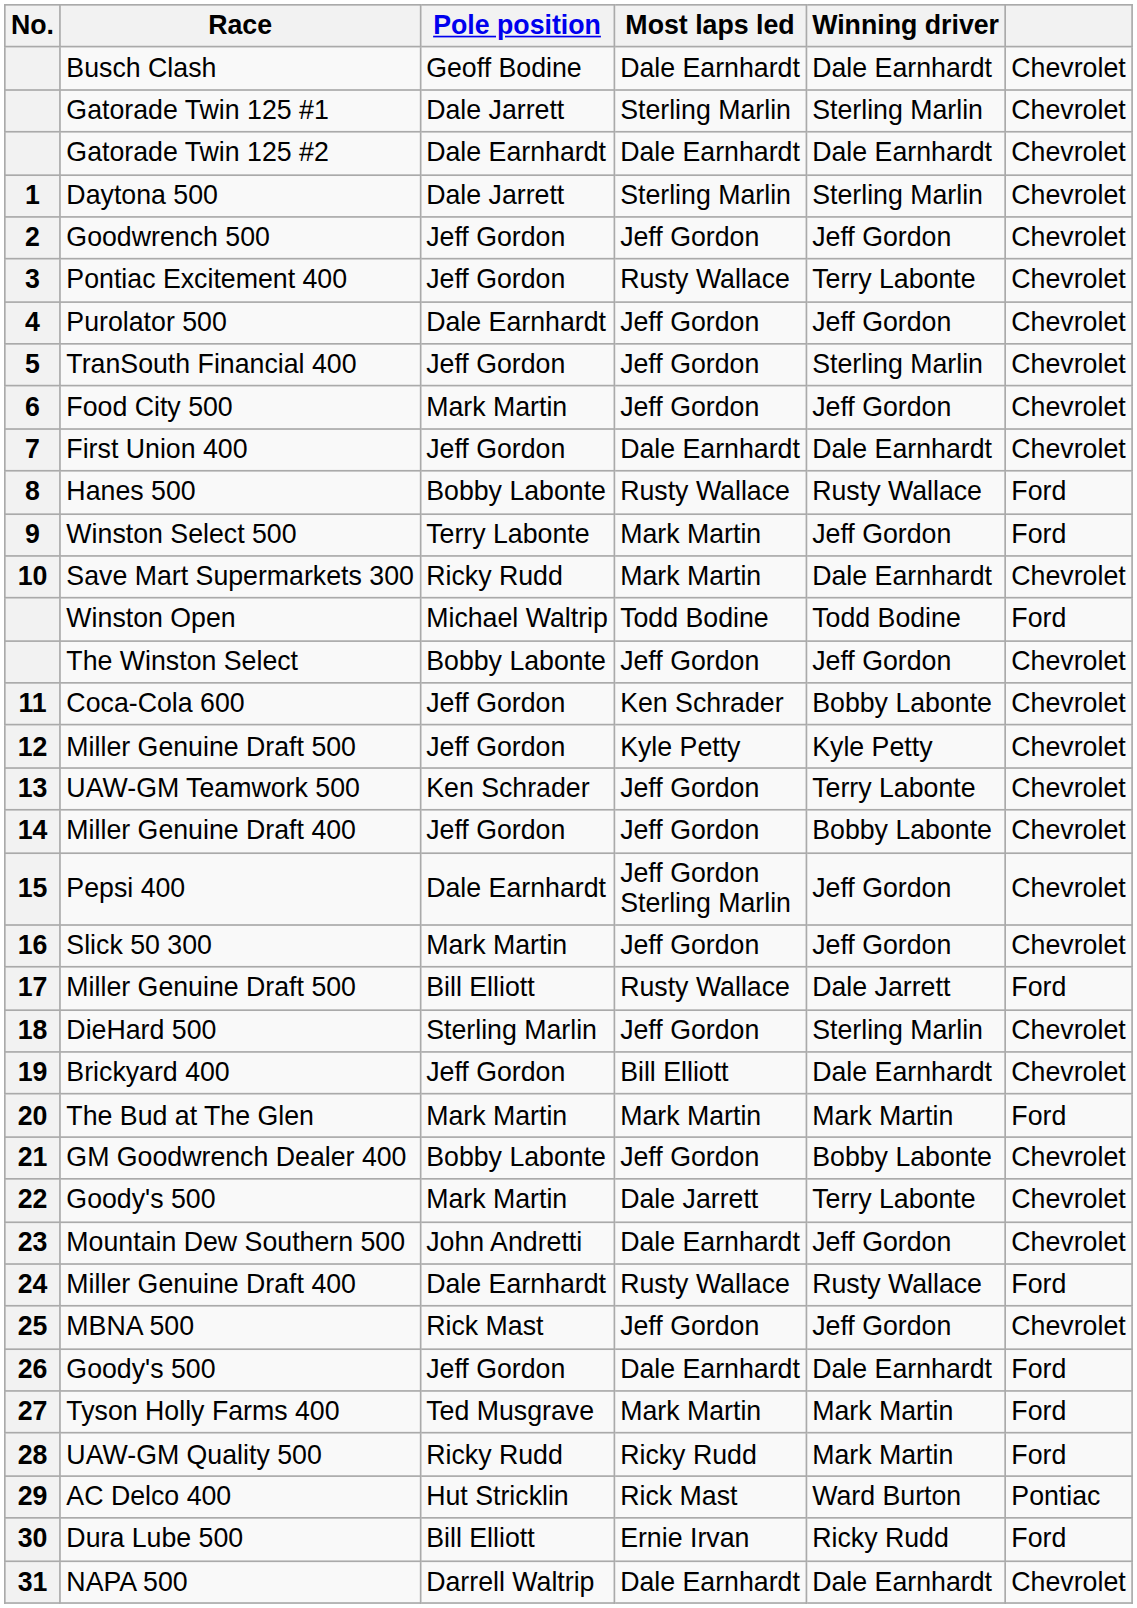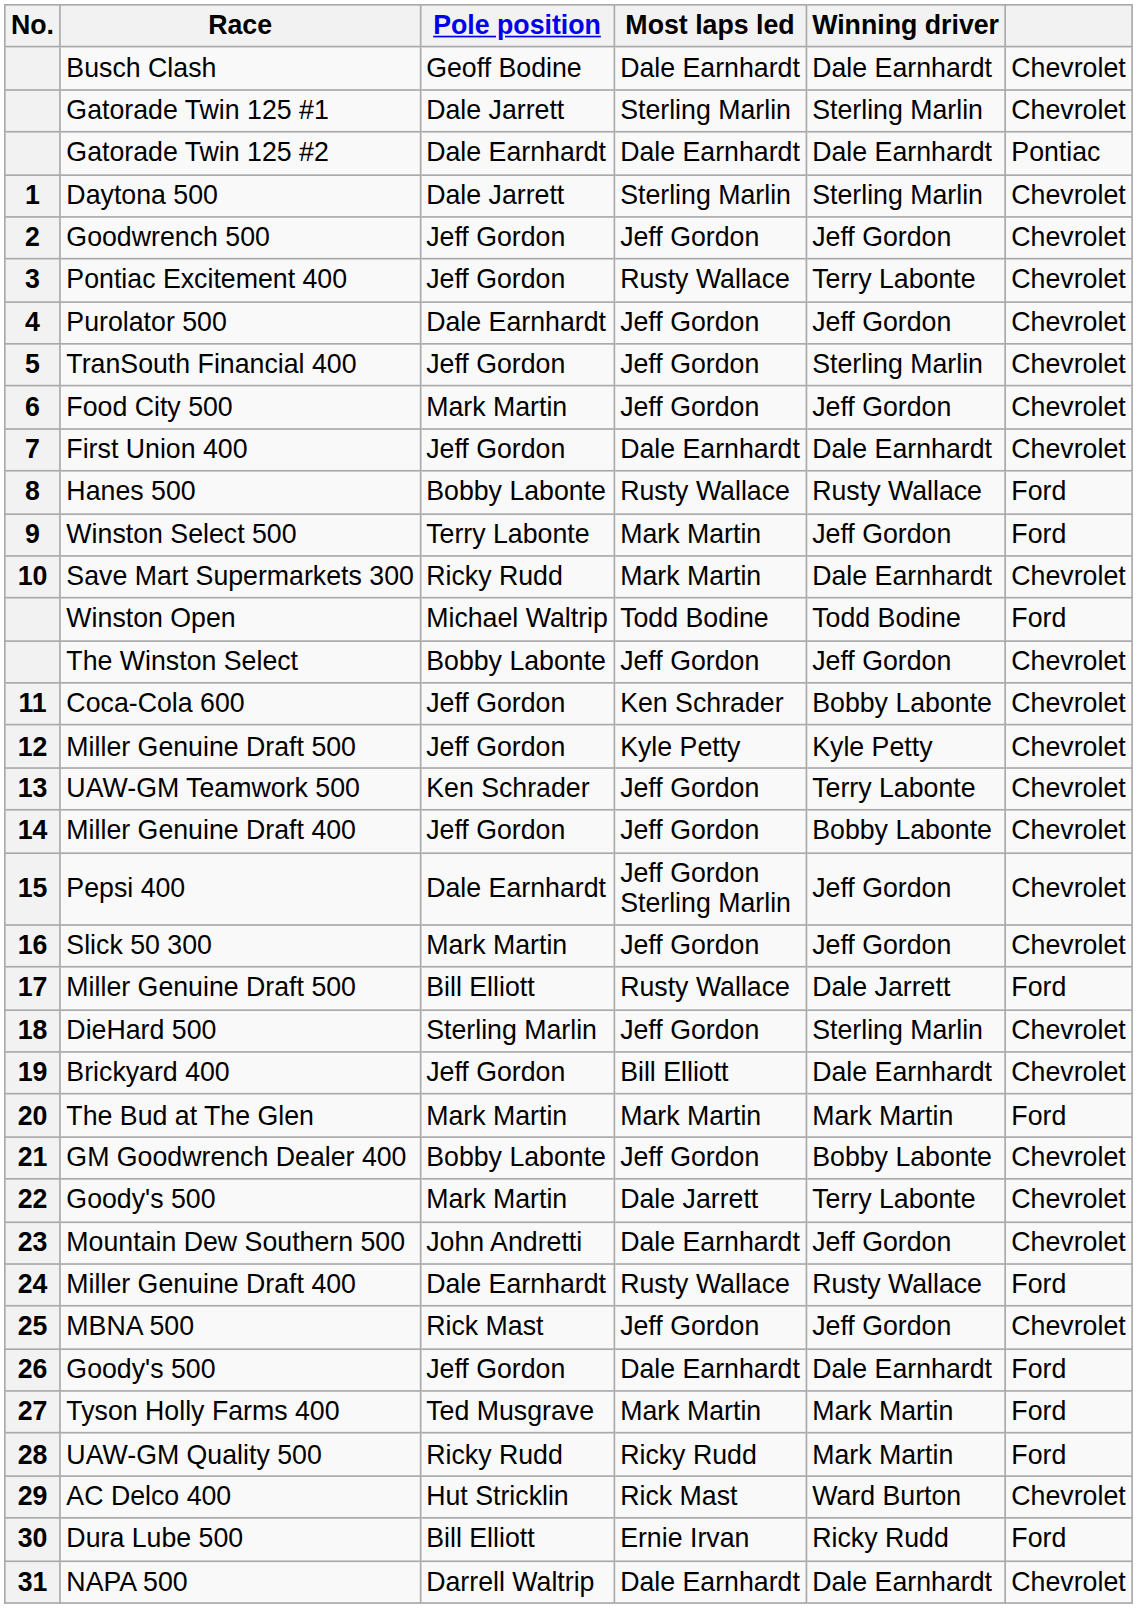(1069, 152) Chevrolet -> (1056, 152) Pontiac
(1056, 1496) Pontiac -> (1069, 1496) Chevrolet
